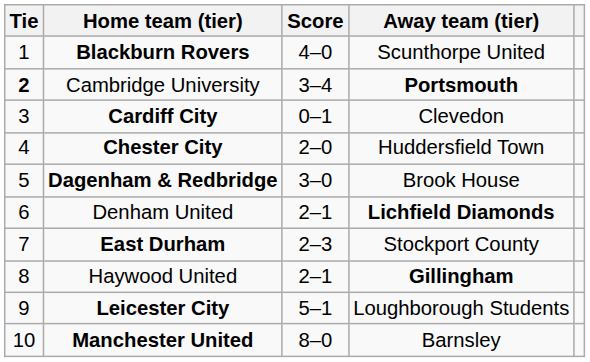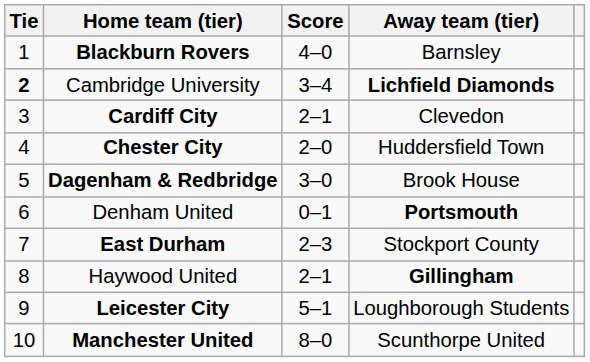(461, 52) Scunthorpe United -> (461, 52) Barnsley
(461, 84) Portsmouth -> (461, 84) Lichfield Diamonds
(315, 116) 0–1 -> (315, 116) 2–1
(315, 212) 2–1 -> (315, 212) 0–1
(461, 212) Lichfield Diamonds -> (461, 212) Portsmouth
(461, 340) Barnsley -> (461, 340) Scunthorpe United
